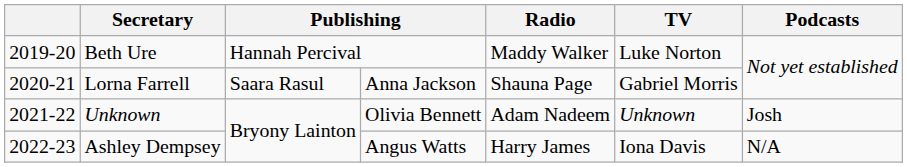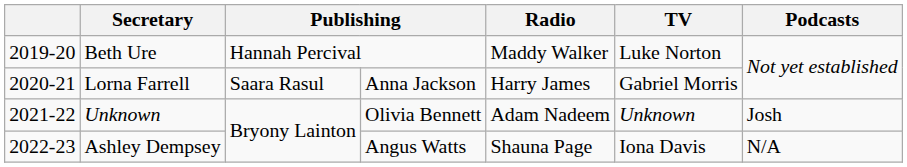(541, 83) Shauna Page -> (540, 83) Harry James
(540, 146) Harry James -> (541, 146) Shauna Page
